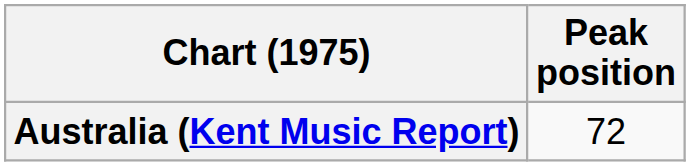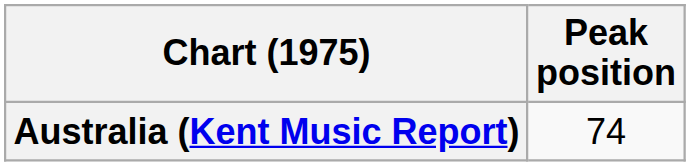(606, 130) 72 -> (606, 130) 74
